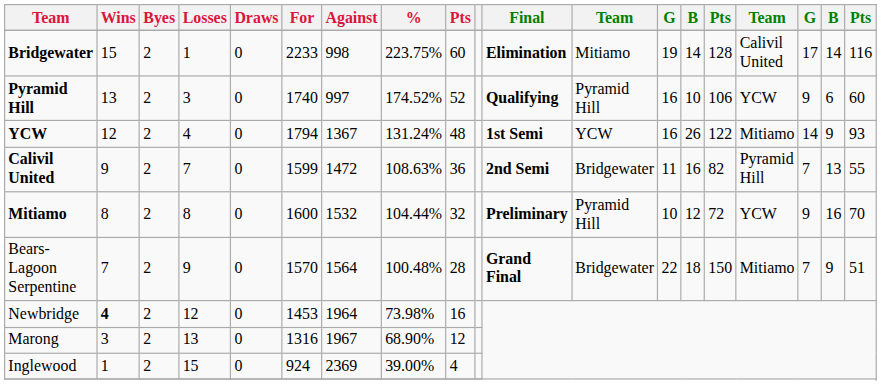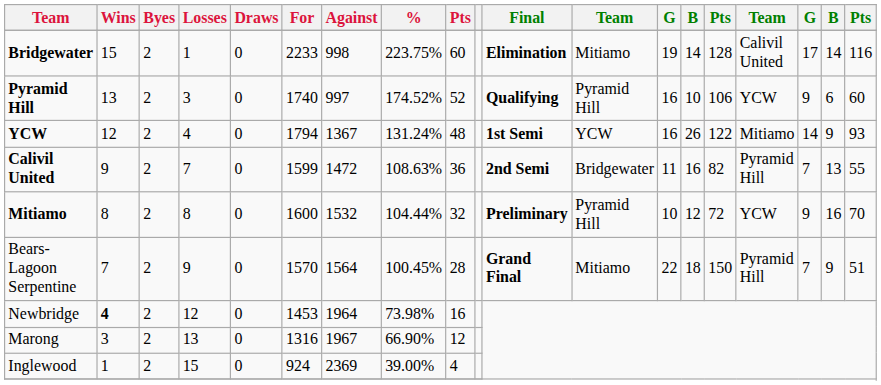(414, 268) 100.48% -> (414, 268) 100.45%
(615, 268) Bridgewater -> (603, 268) Mitiamo
(767, 268) Mitiamo -> (767, 268) Pyramid Hill
(410, 339) 68.90% -> (410, 339) 66.90%
